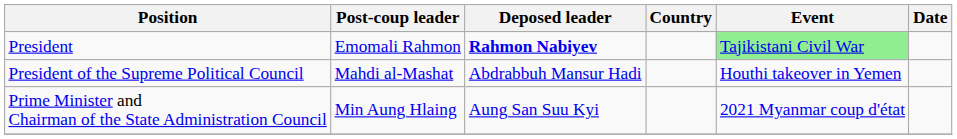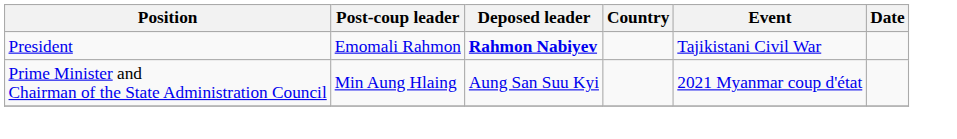(792, 45) lightgreen background -> (749, 45) no background
- row: (156, 73)
